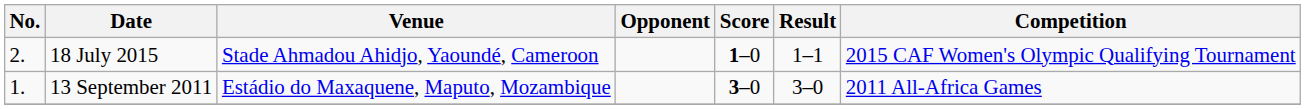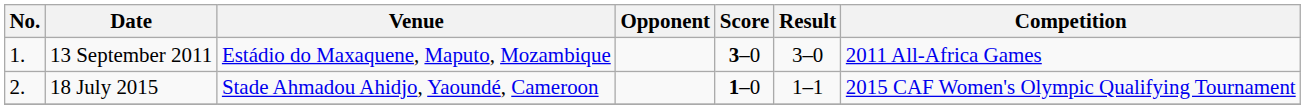rows swapped: (131, 87) <-> (104, 54)
